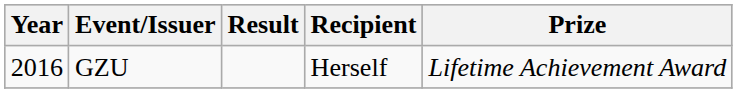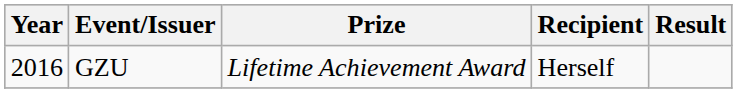columns swapped: (577, 25) <-> (263, 25)
